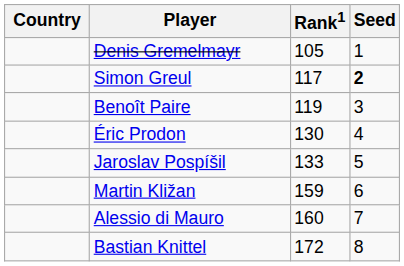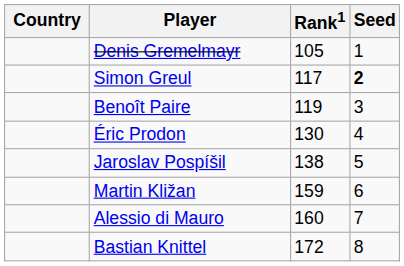(309, 162) 133 -> (309, 162) 138
